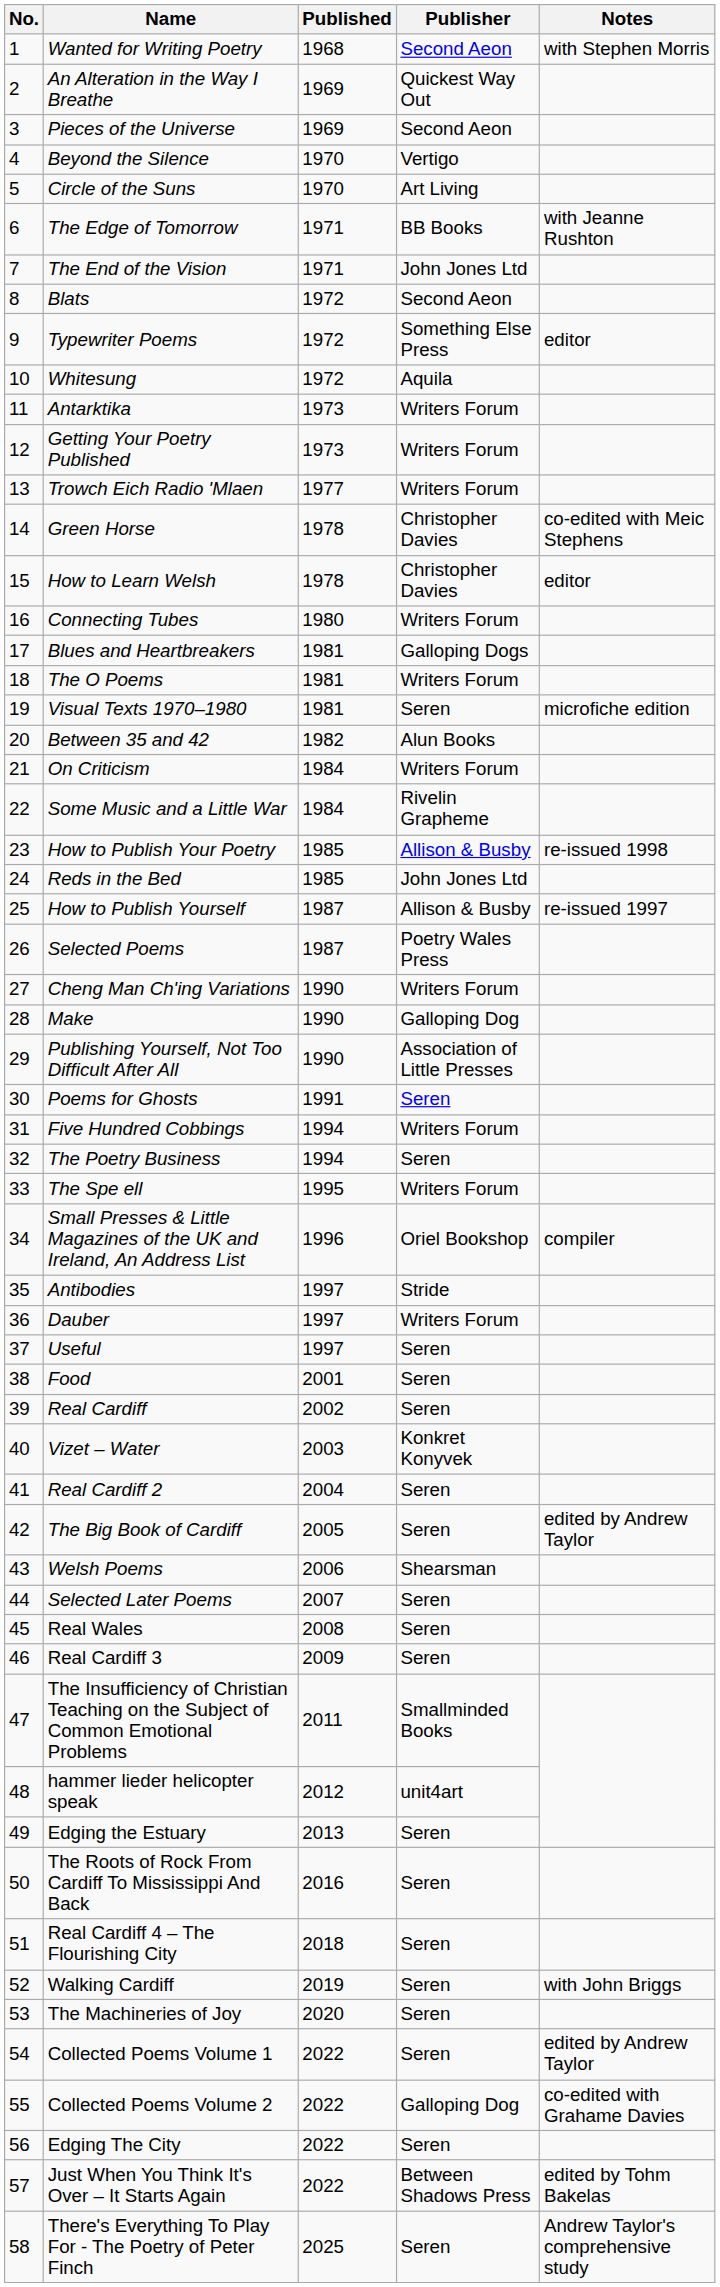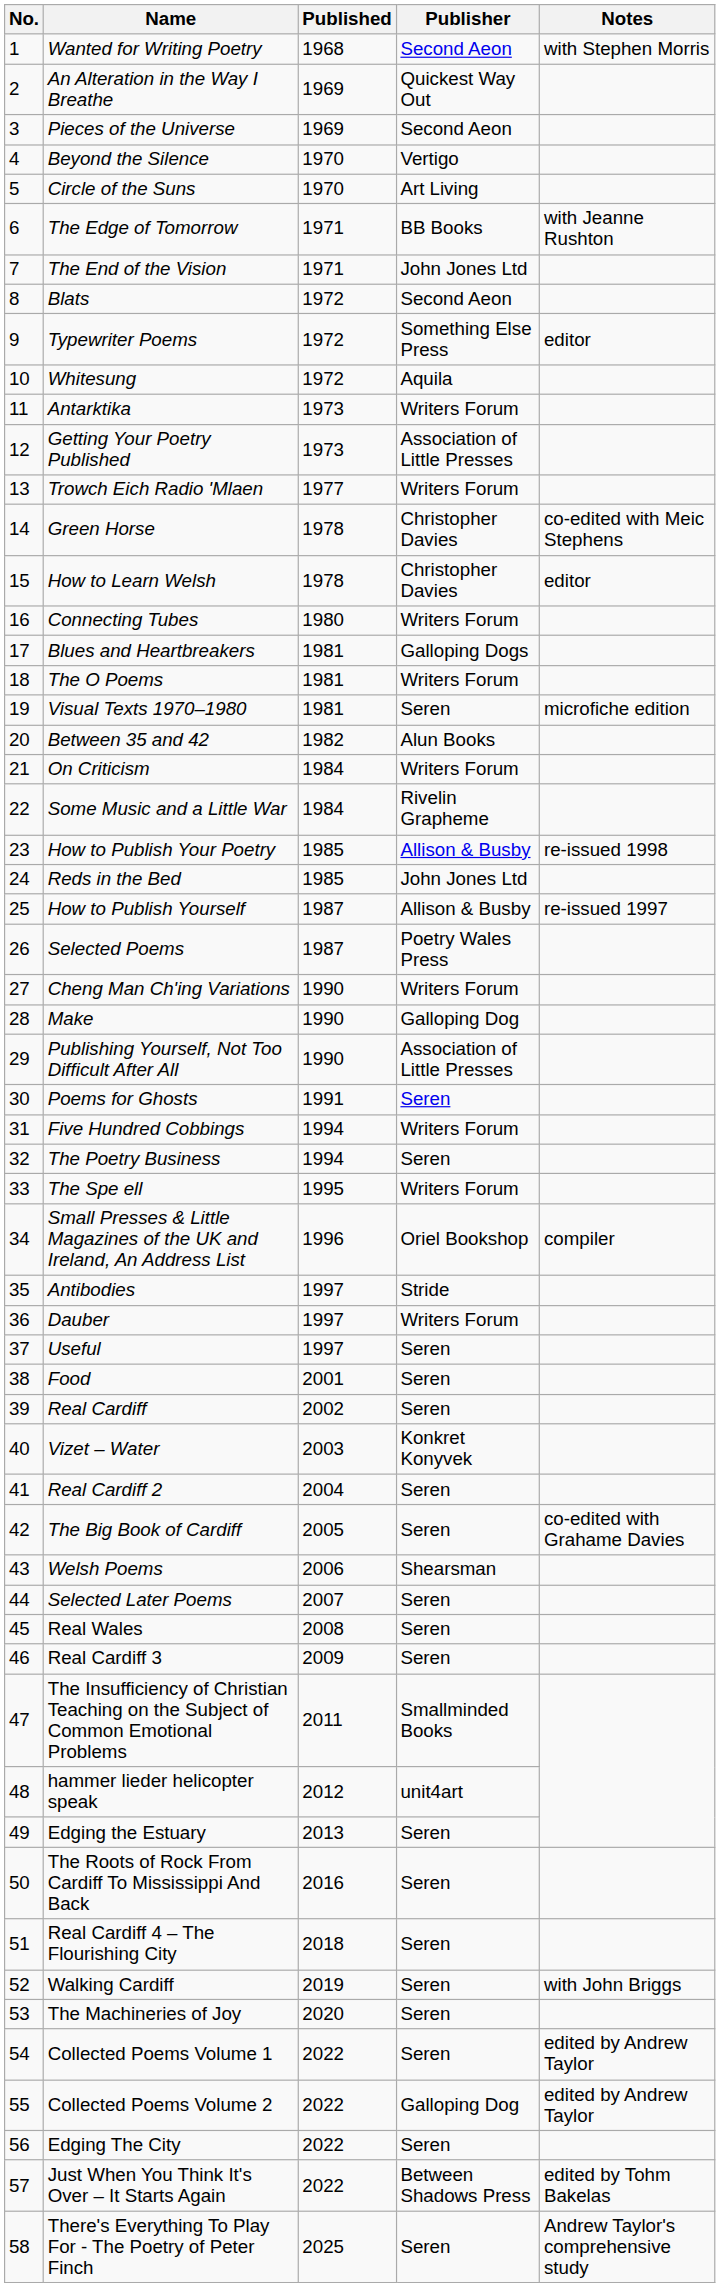(460, 449) Writers Forum -> (459, 449) Association of Little Presses
(616, 1529) edited by Andrew Taylor -> (614, 1529) co-edited with Grahame Davies
(614, 2105) co-edited with Grahame Davies -> (616, 2105) edited by Andrew Taylor
